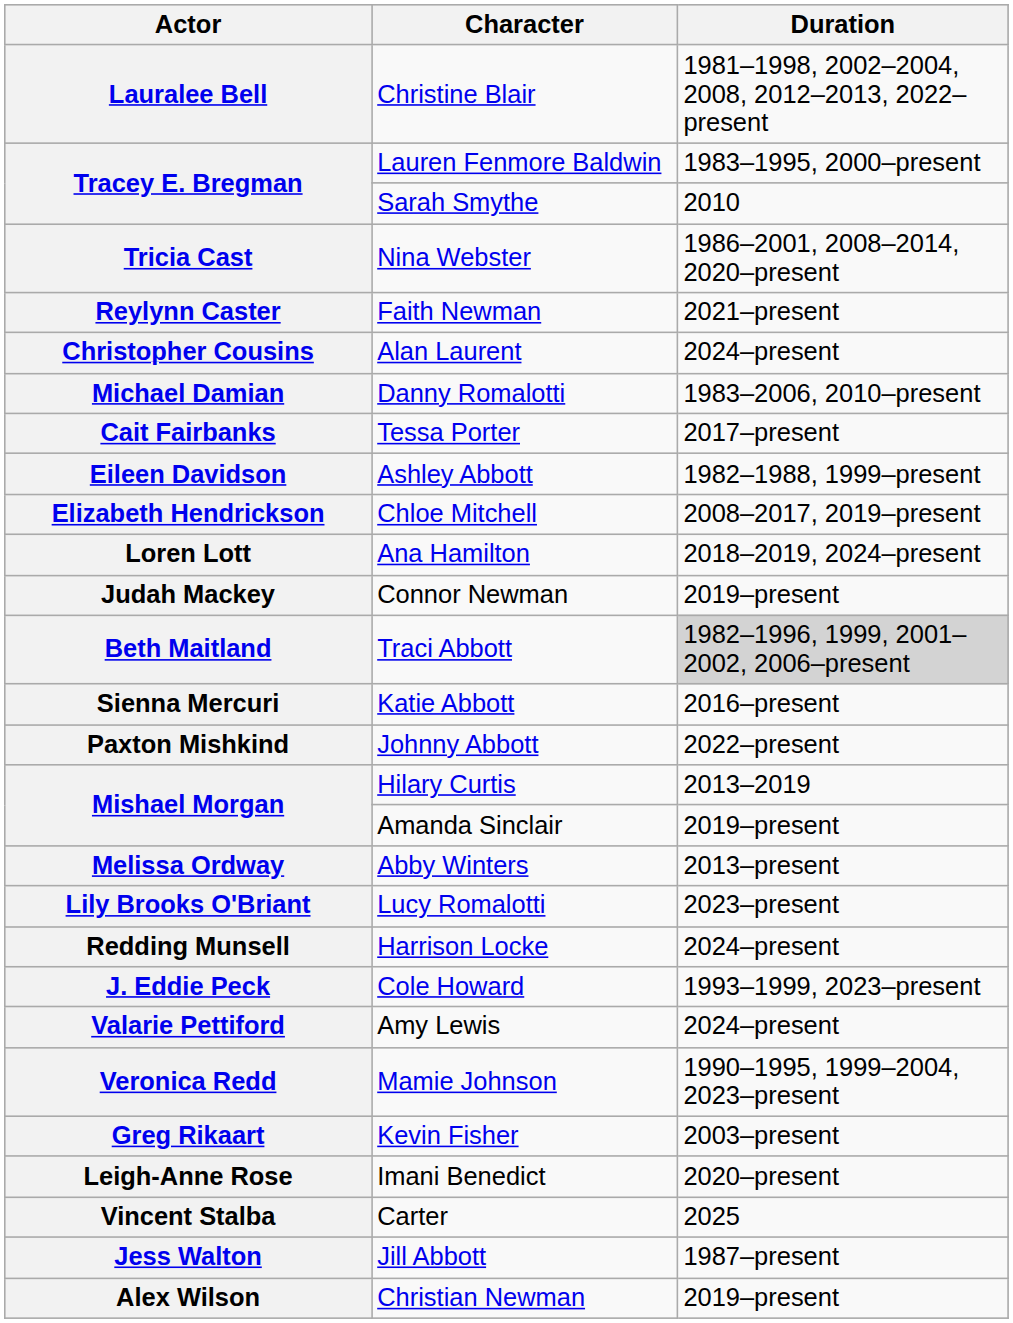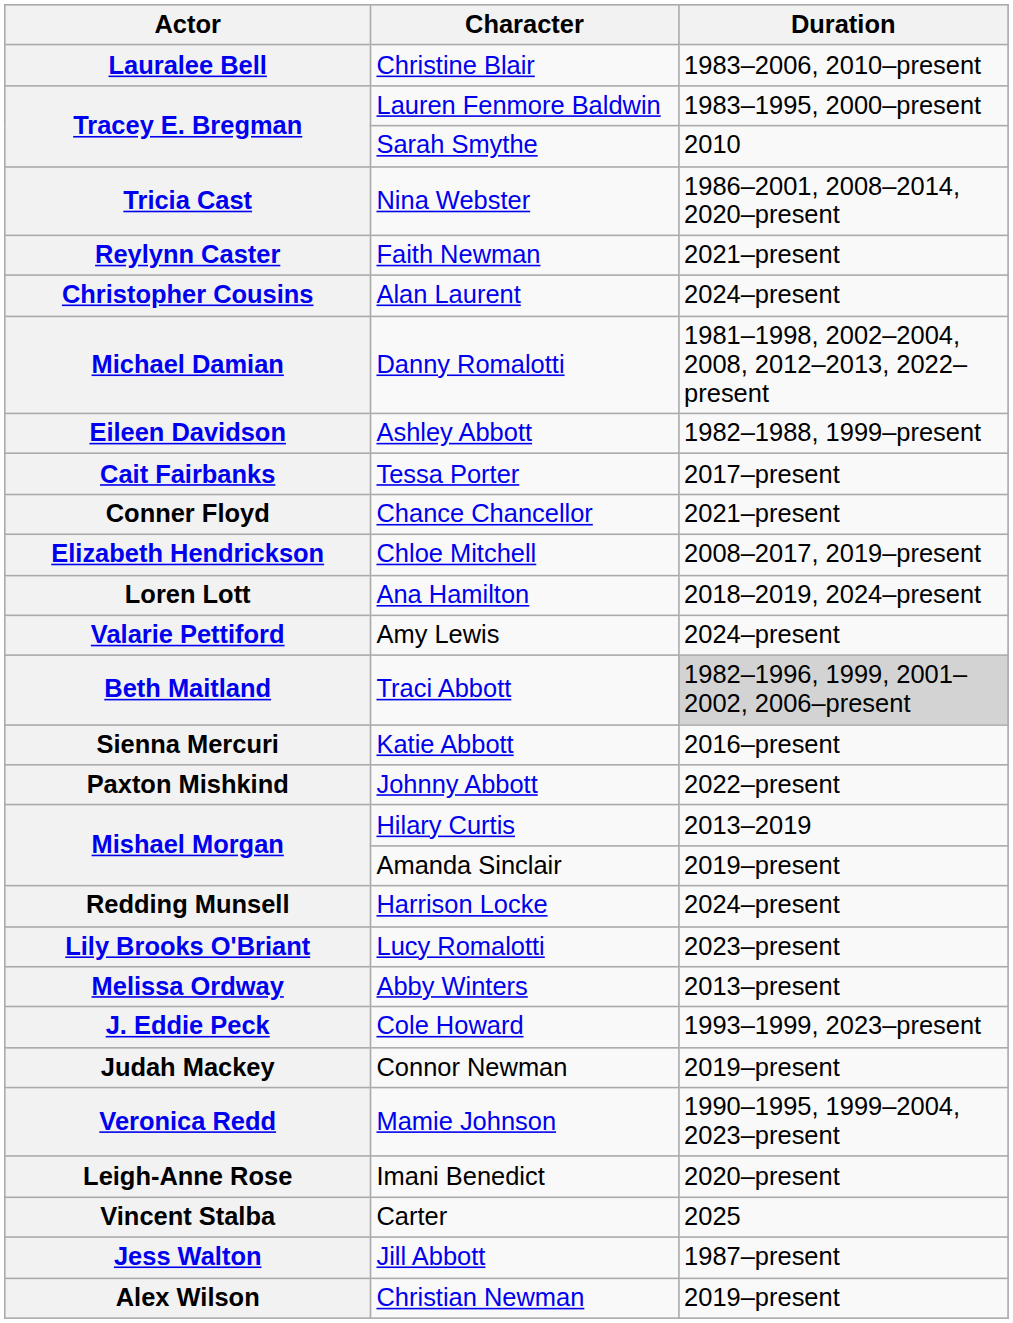(825, 93) 1981–1998, 2002–2004, 2008, 2012–2013, 2022–present -> (833, 65) 1983–2006, 2010–present
(832, 392) 1983–2006, 2010–present -> (826, 364) 1981–1998, 2002–2004, 2008, 2012–2013, 2022–present
rows swapped: (188, 473) <-> (188, 433)
+ row: (188, 513)
rows swapped: (188, 594) <-> (188, 1026)
rows swapped: (188, 946) <-> (188, 865)
- row: (188, 1136)
